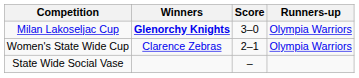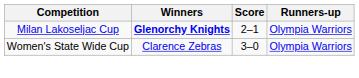(250, 30) 3–0 -> (250, 30) 2–1
(250, 47) 2–1 -> (250, 47) 3–0
- row: (68, 64)
